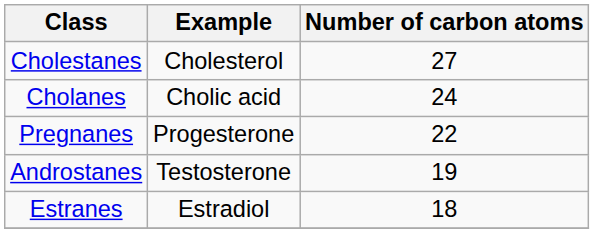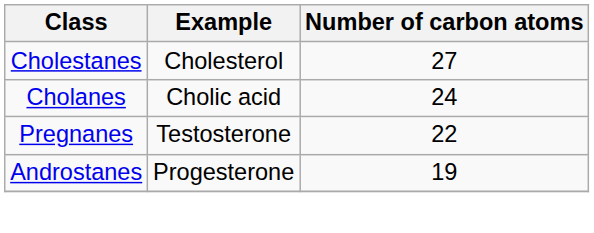(224, 135) Progesterone -> (224, 135) Testosterone
(224, 172) Testosterone -> (224, 172) Progesterone
- row: (76, 209)
